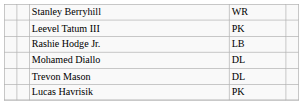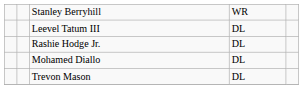(238, 28) PK -> (238, 28) DL
(238, 44) LB -> (238, 44) DL
- row: (62, 92)
